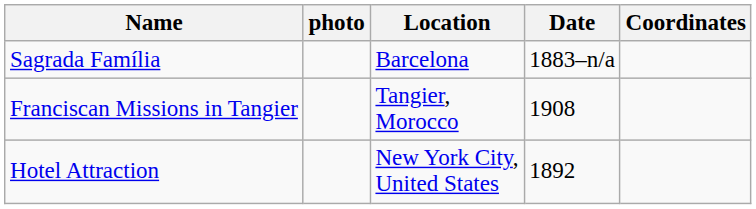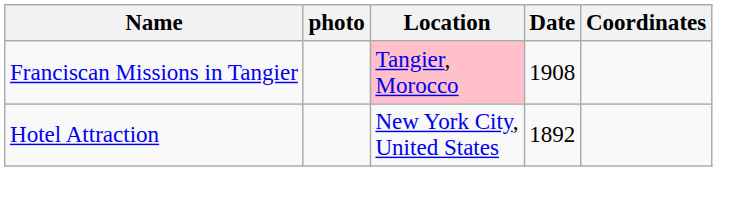- row: (85, 59)
(417, 108) no background -> (417, 72) pink background
